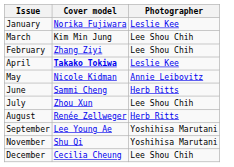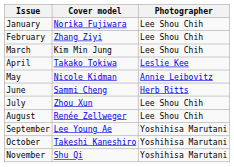(155, 24) Leslie Kee -> (172, 24) Lee Shou Chih
rows swapped: (26, 50) <-> (18, 37)
(85, 63) bold -> (85, 63) normal
(155, 116) Herb Ritts -> (172, 116) Lee Shou Chih
+ row: (23, 142)
- row: (26, 155)
